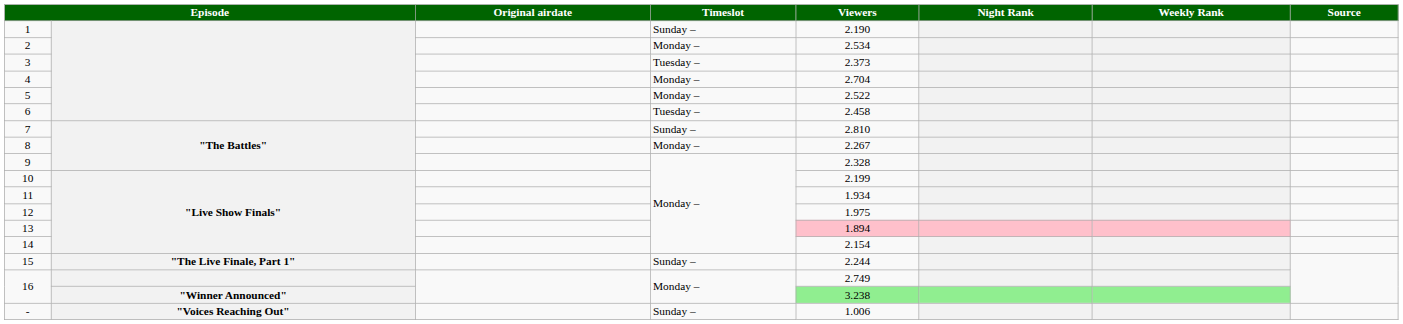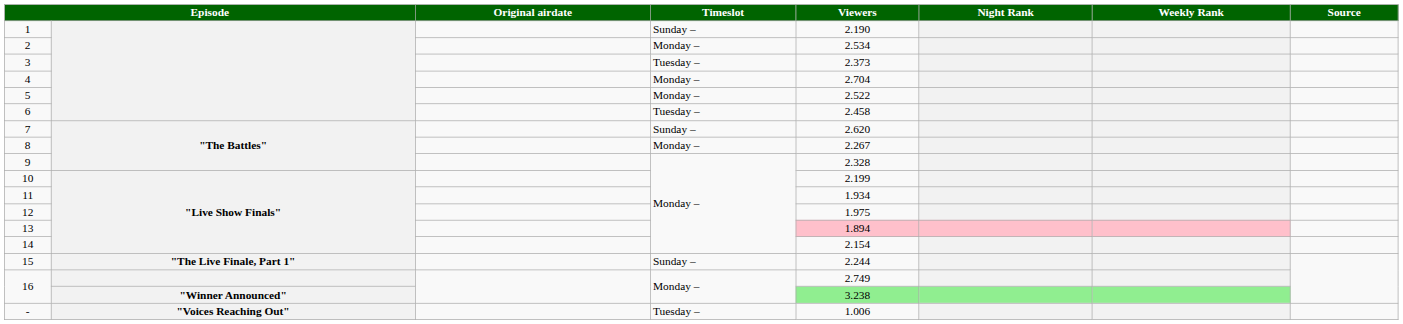(857, 128) 2.810 -> (857, 128) 2.620
(674, 311) Sunday – -> (676, 311) Tuesday –
